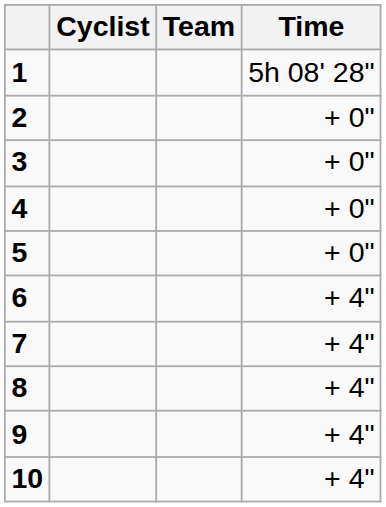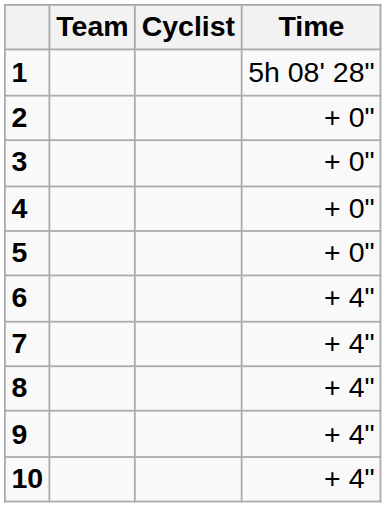columns swapped: (103, 27) <-> (199, 27)
